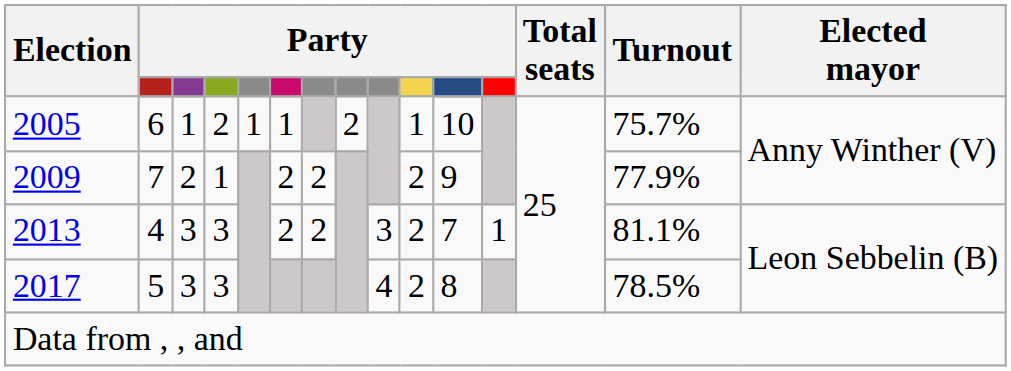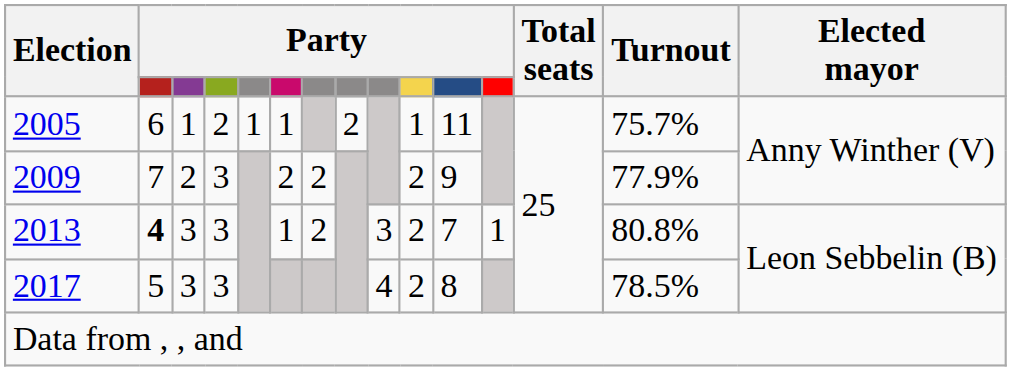(458, 123) 10 -> (457, 123) 11
(221, 177) 1 -> (221, 177) 3
(156, 230) normal -> (156, 230) bold
(286, 230) 2 -> (286, 230) 1
(656, 230) 81.1% -> (655, 230) 80.8%
